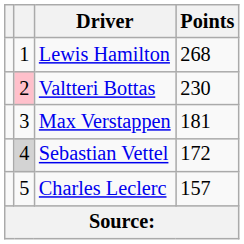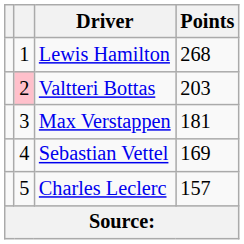(195, 87) 230 -> (195, 87) 203
(24, 154) lightgrey background -> (24, 154) no background
(195, 154) 172 -> (195, 154) 169
